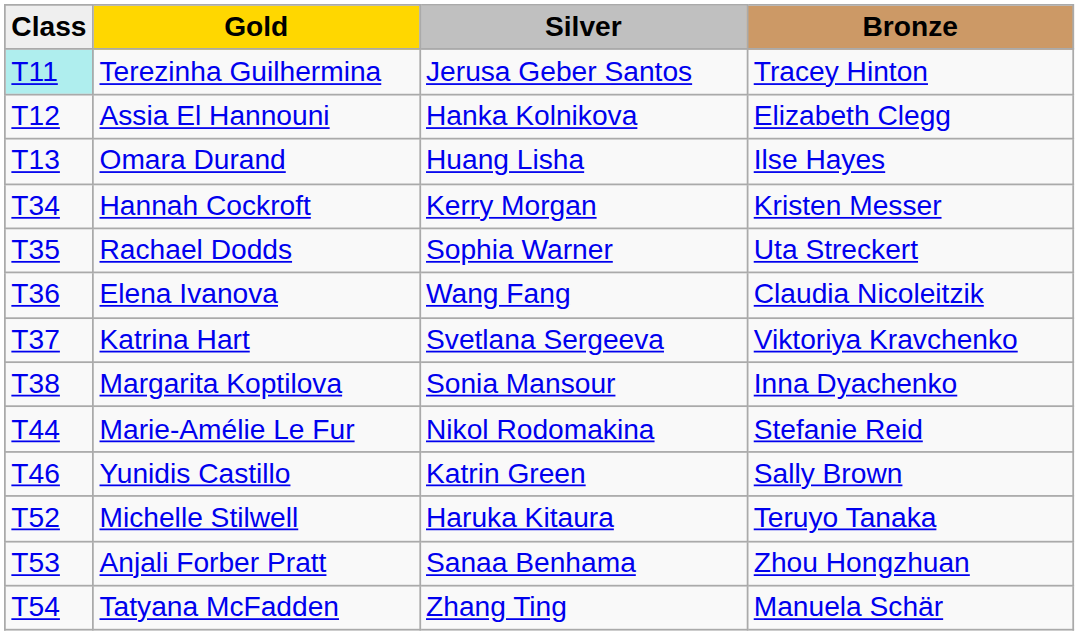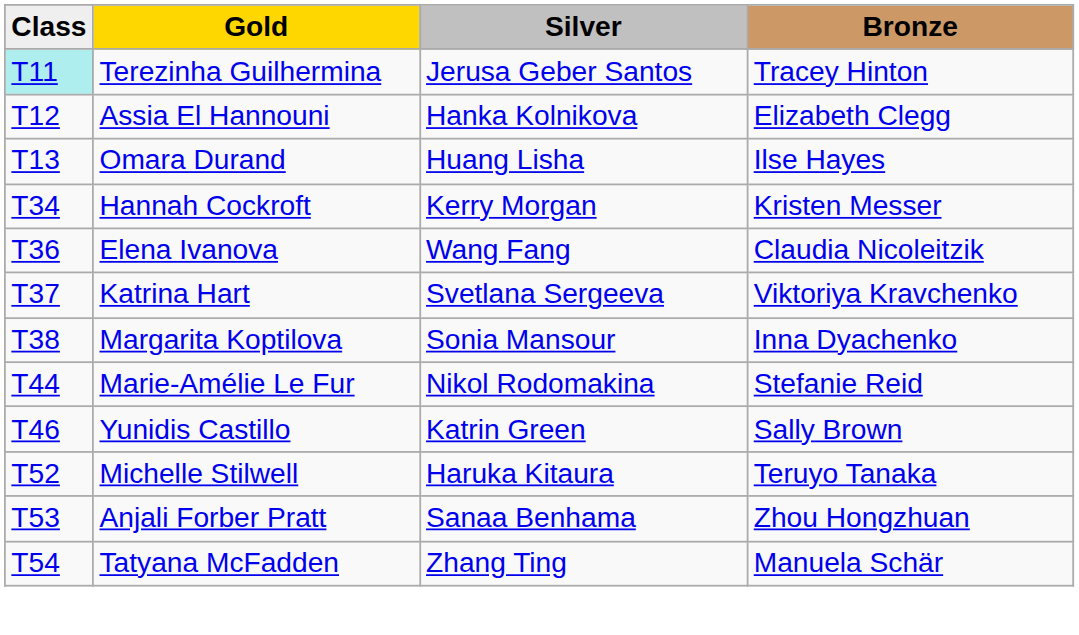- row: (196, 250)
